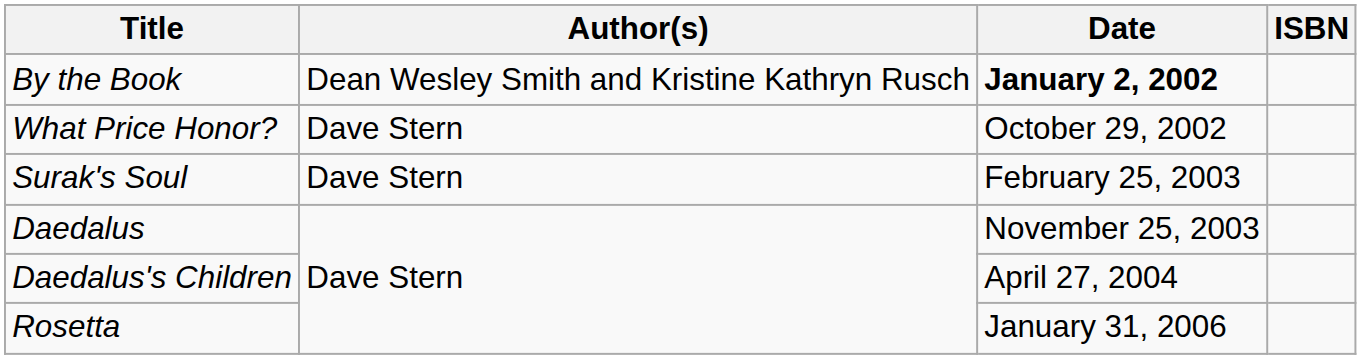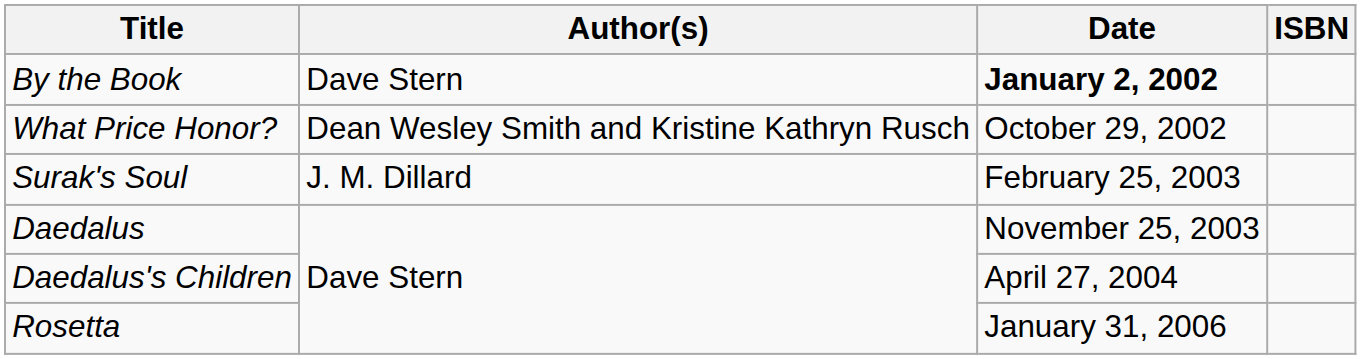(638, 79) Dean Wesley Smith and Kristine Kathryn Rusch -> (385, 79) Dave Stern
(385, 128) Dave Stern -> (638, 128) Dean Wesley Smith and Kristine Kathryn Rusch
(385, 178) Dave Stern -> (389, 178) J. M. Dillard
